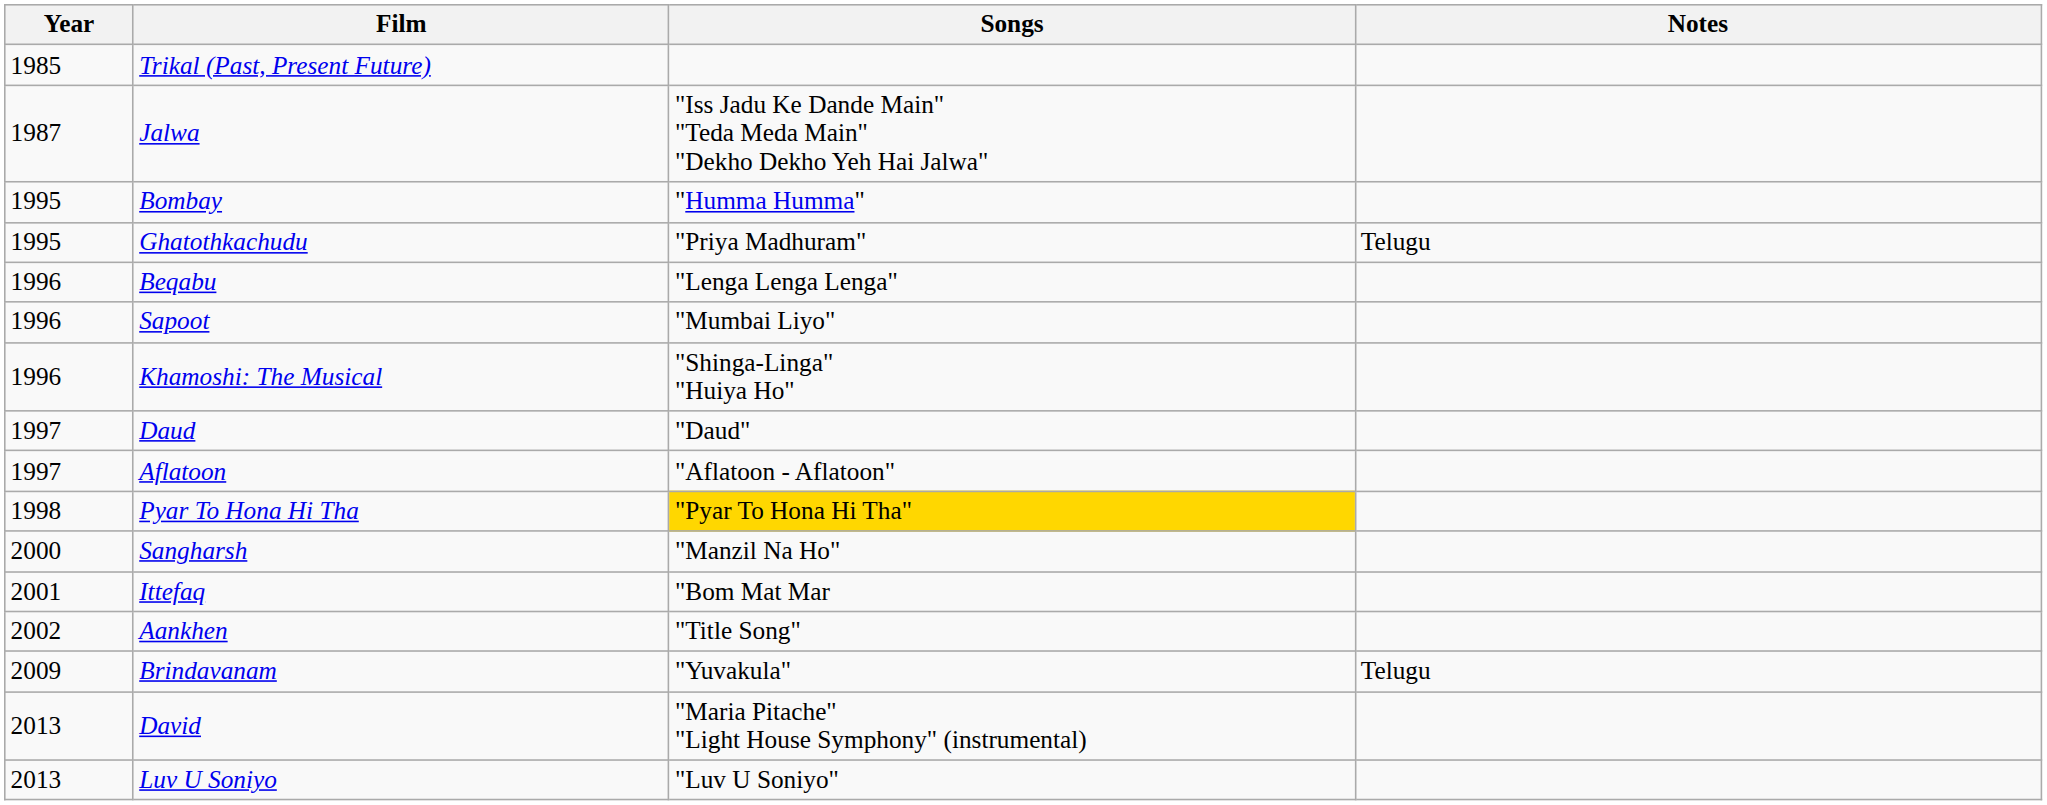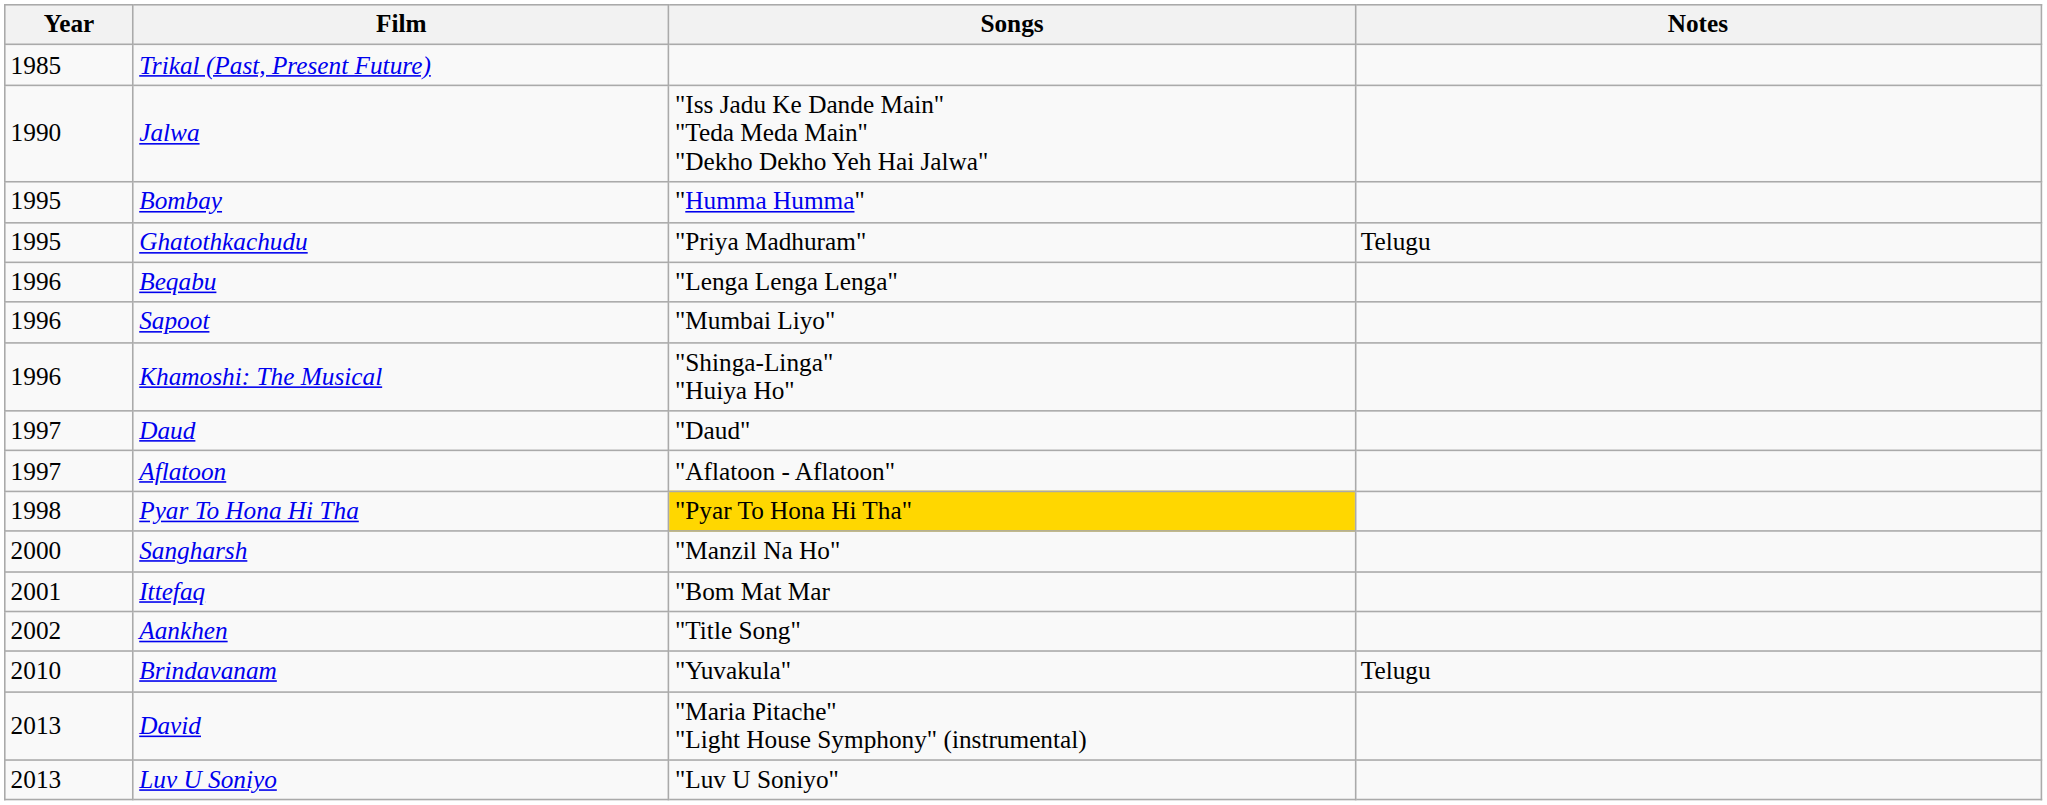(36, 133) 1987 -> (36, 133) 1990
(36, 671) 2009 -> (36, 671) 2010
